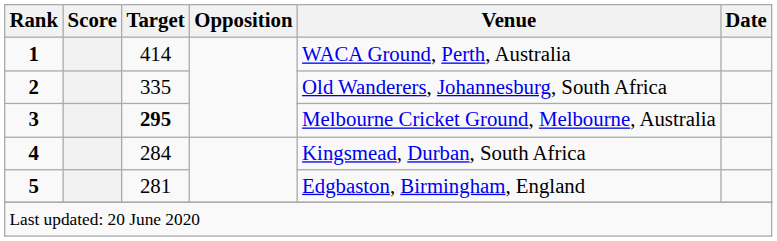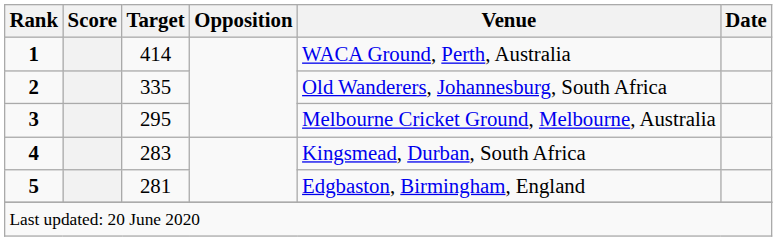(156, 119) bold -> (156, 119) normal
(156, 152) 284 -> (156, 152) 283
